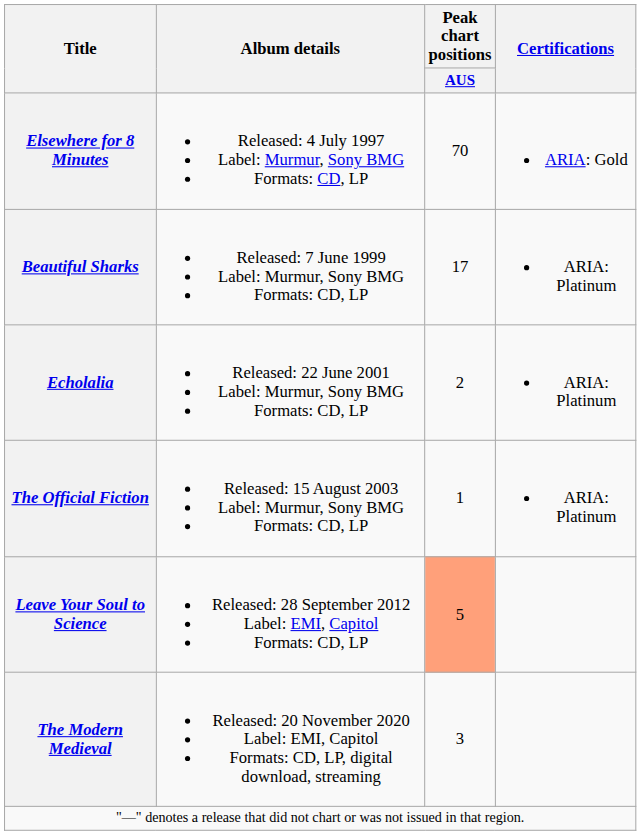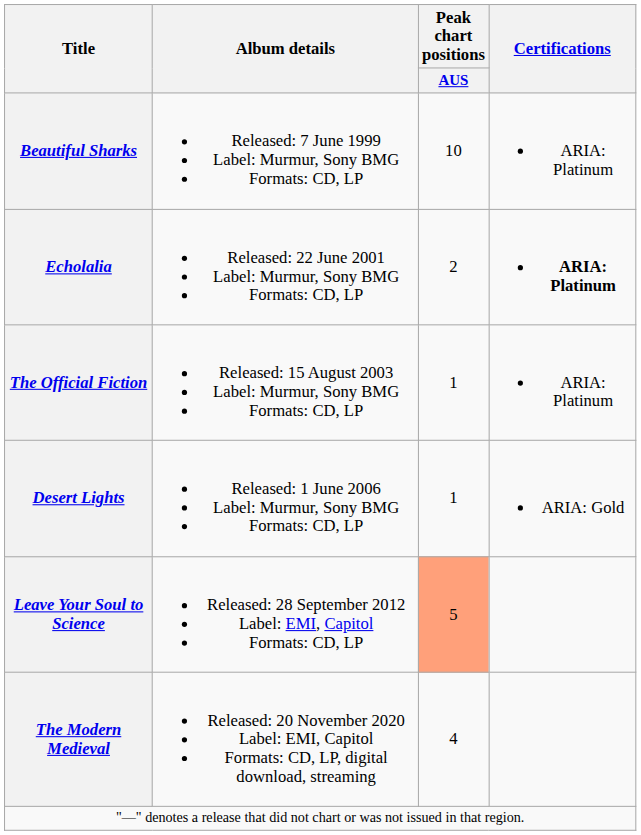- row: (80, 150)
(460, 266) 17 -> (453, 150) 10
(566, 392) normal -> (562, 276) bold
+ row: (79, 498)
(460, 739) 3 -> (453, 739) 4
